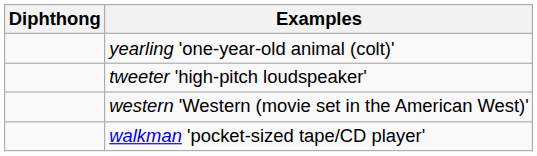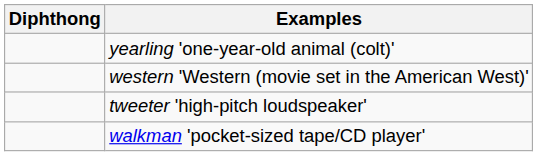rows swapped: (319, 106) <-> (238, 77)
